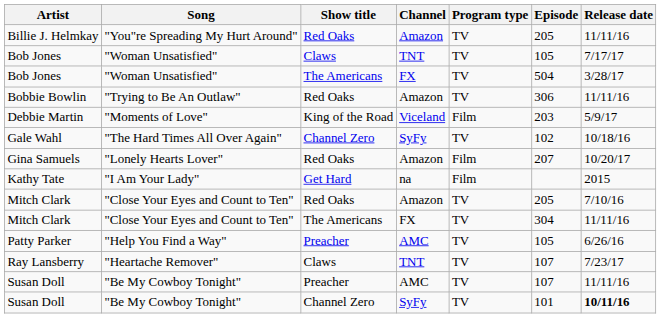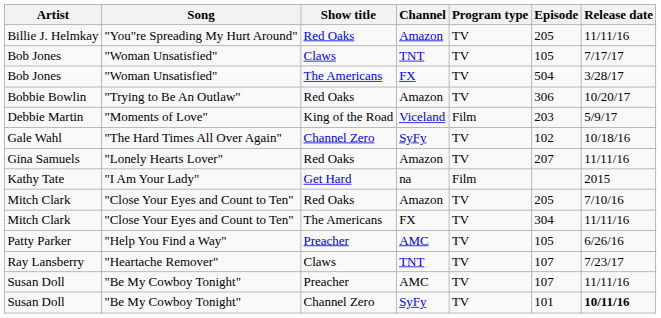(607, 96) 11/11/16 -> (607, 96) 10/20/17
(464, 158) Film -> (461, 158) TV
(607, 158) 10/20/17 -> (607, 158) 11/11/16
